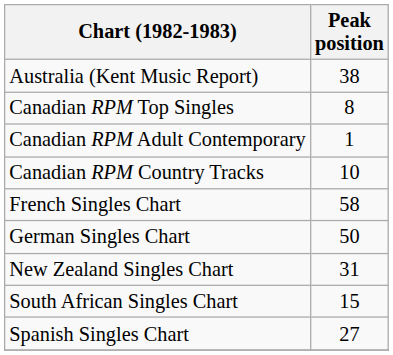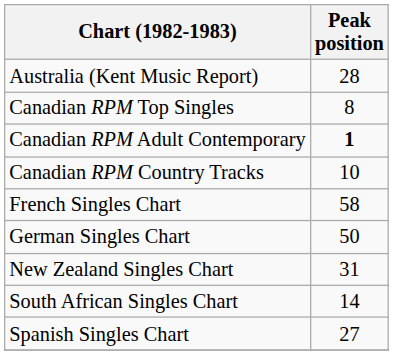(349, 75) 38 -> (349, 75) 28
(349, 140) normal -> (349, 140) bold
(349, 301) 15 -> (349, 301) 14
